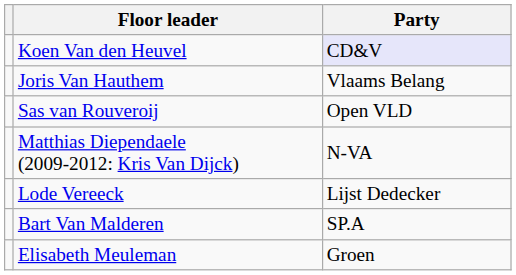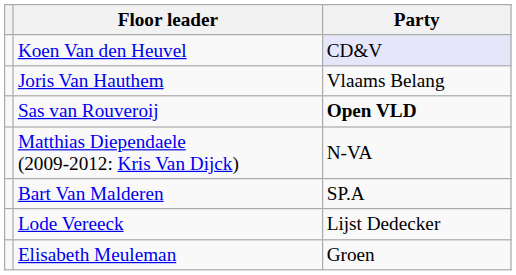(369, 111) normal -> (372, 111) bold
rows swapped: (91, 224) <-> (71, 193)
